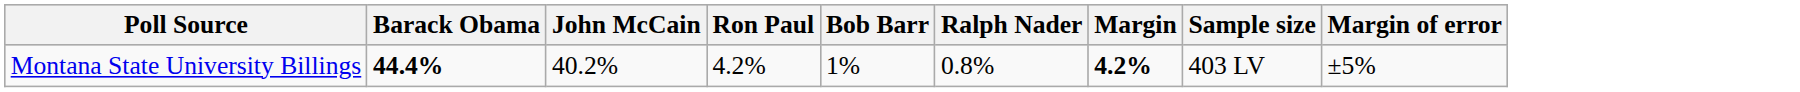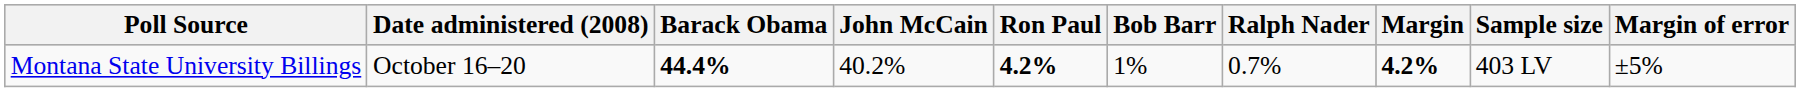+ column: (511, 24)
(739, 65) normal -> (1028, 65) bold
(968, 65) 0.8% -> (1255, 65) 0.7%
